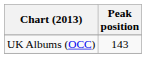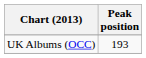(120, 44) 143 -> (120, 44) 193
